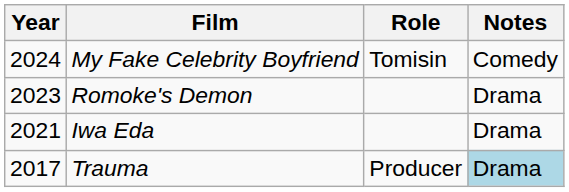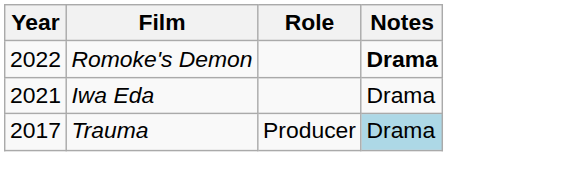- row: (215, 58)
(35, 95) 2023 -> (35, 58) 2022
(507, 95) normal -> (402, 58) bold
